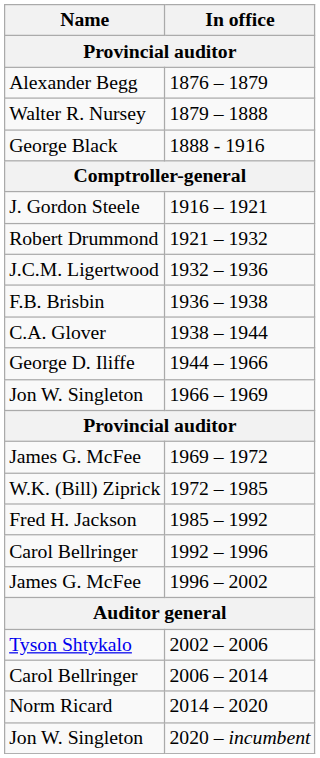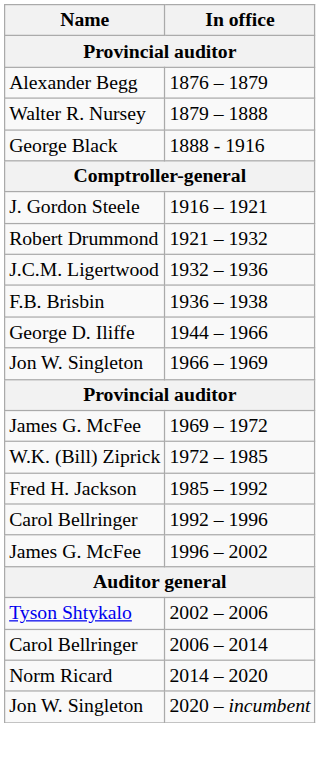- row: (219, 332)
